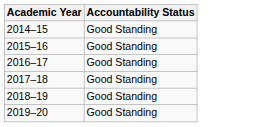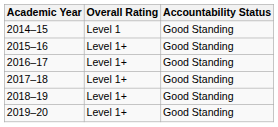+ column: (122, 12)
